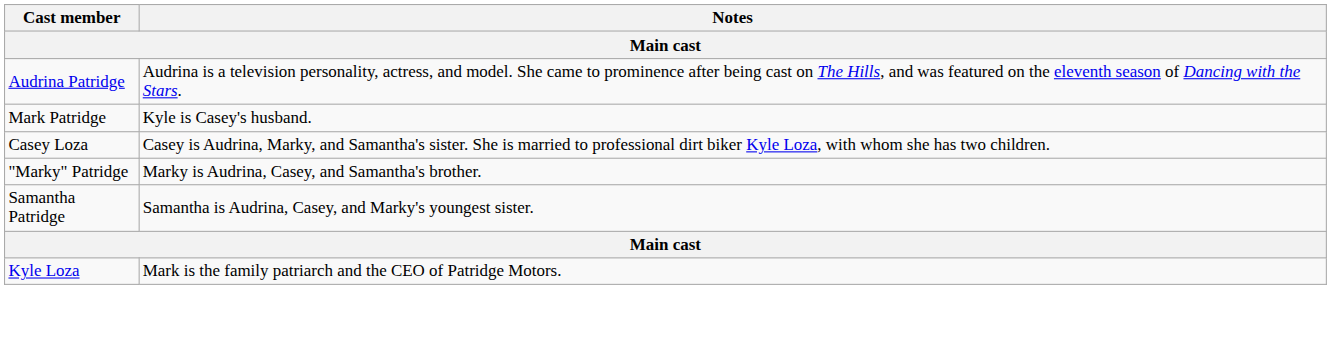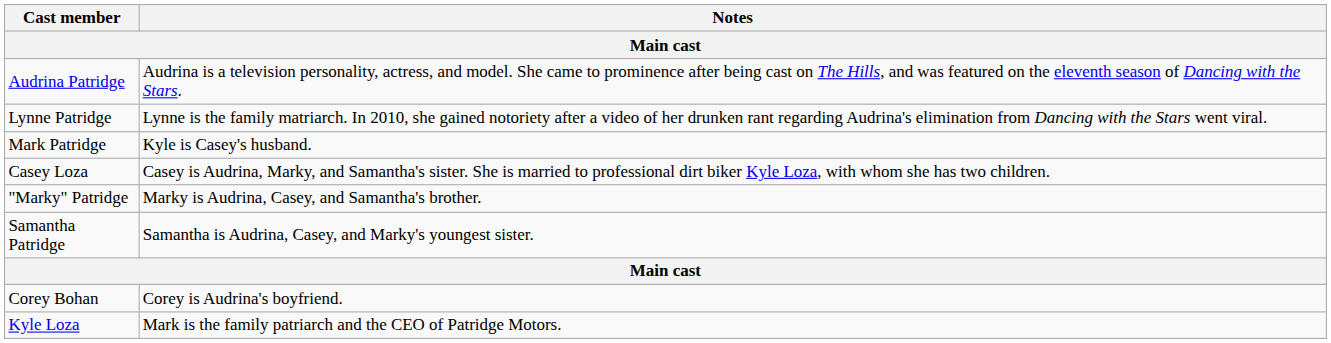+ row: (60, 117)
+ row: (53, 298)
